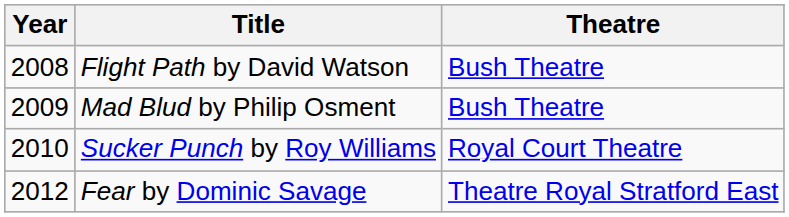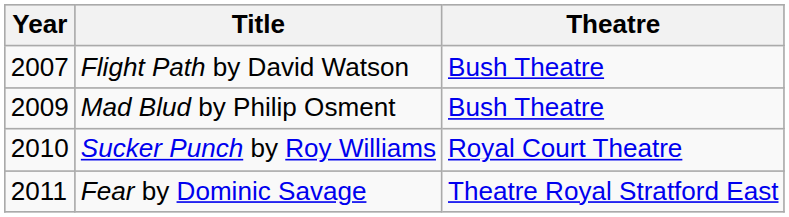(40, 66) 2008 -> (40, 66) 2007
(40, 190) 2012 -> (39, 190) 2011
